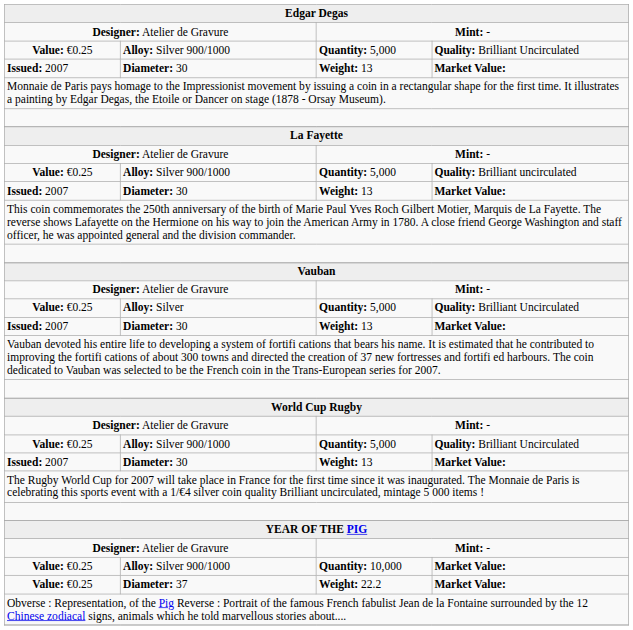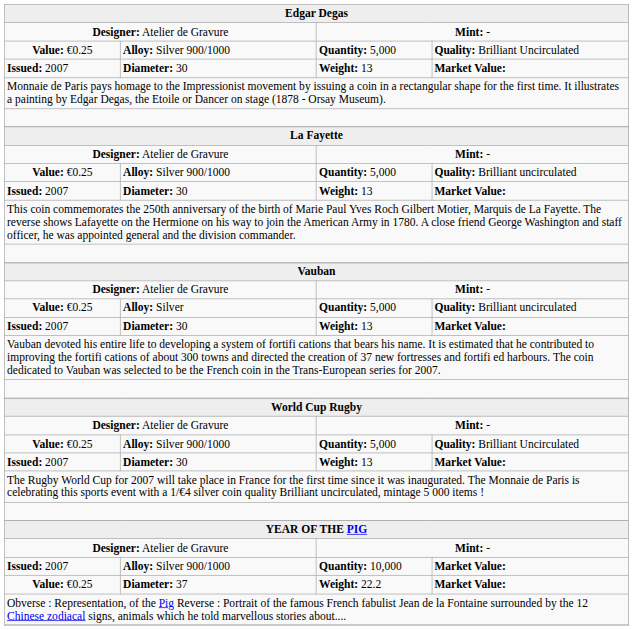(507, 308) Quality: Brilliant Uncirculated -> (505, 308) Quality: Brilliant uncirculated
(62, 566) Value: €0.25 -> (38, 566) Issued: 2007
